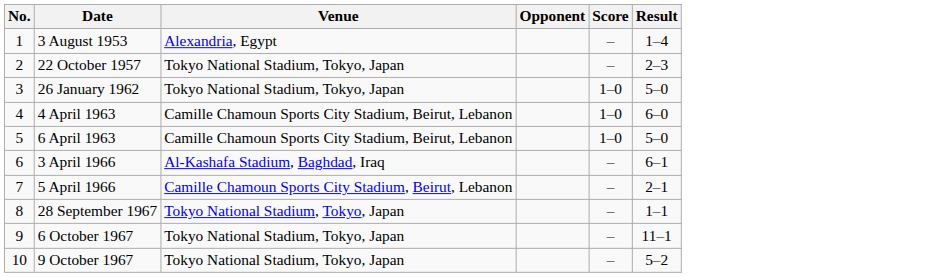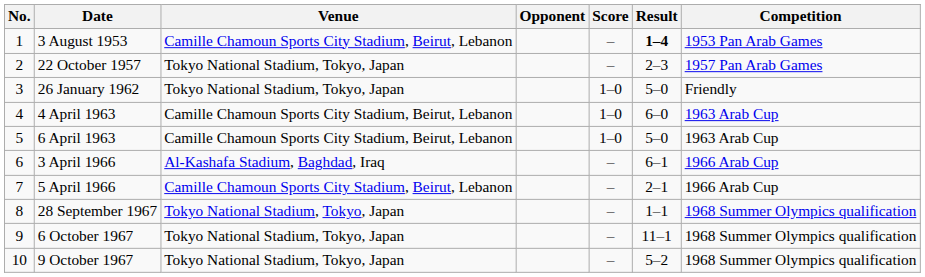+ column: (800, 16)
(221, 41) Alexandria, Egypt -> (338, 41) Camille Chamoun Sports City Stadium, Beirut, Lebanon
(657, 41) normal -> (657, 41) bold
